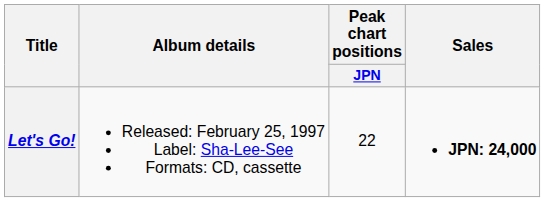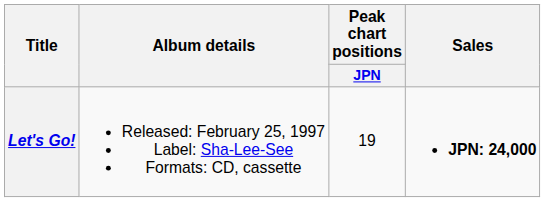(367, 141) 22 -> (367, 141) 19
